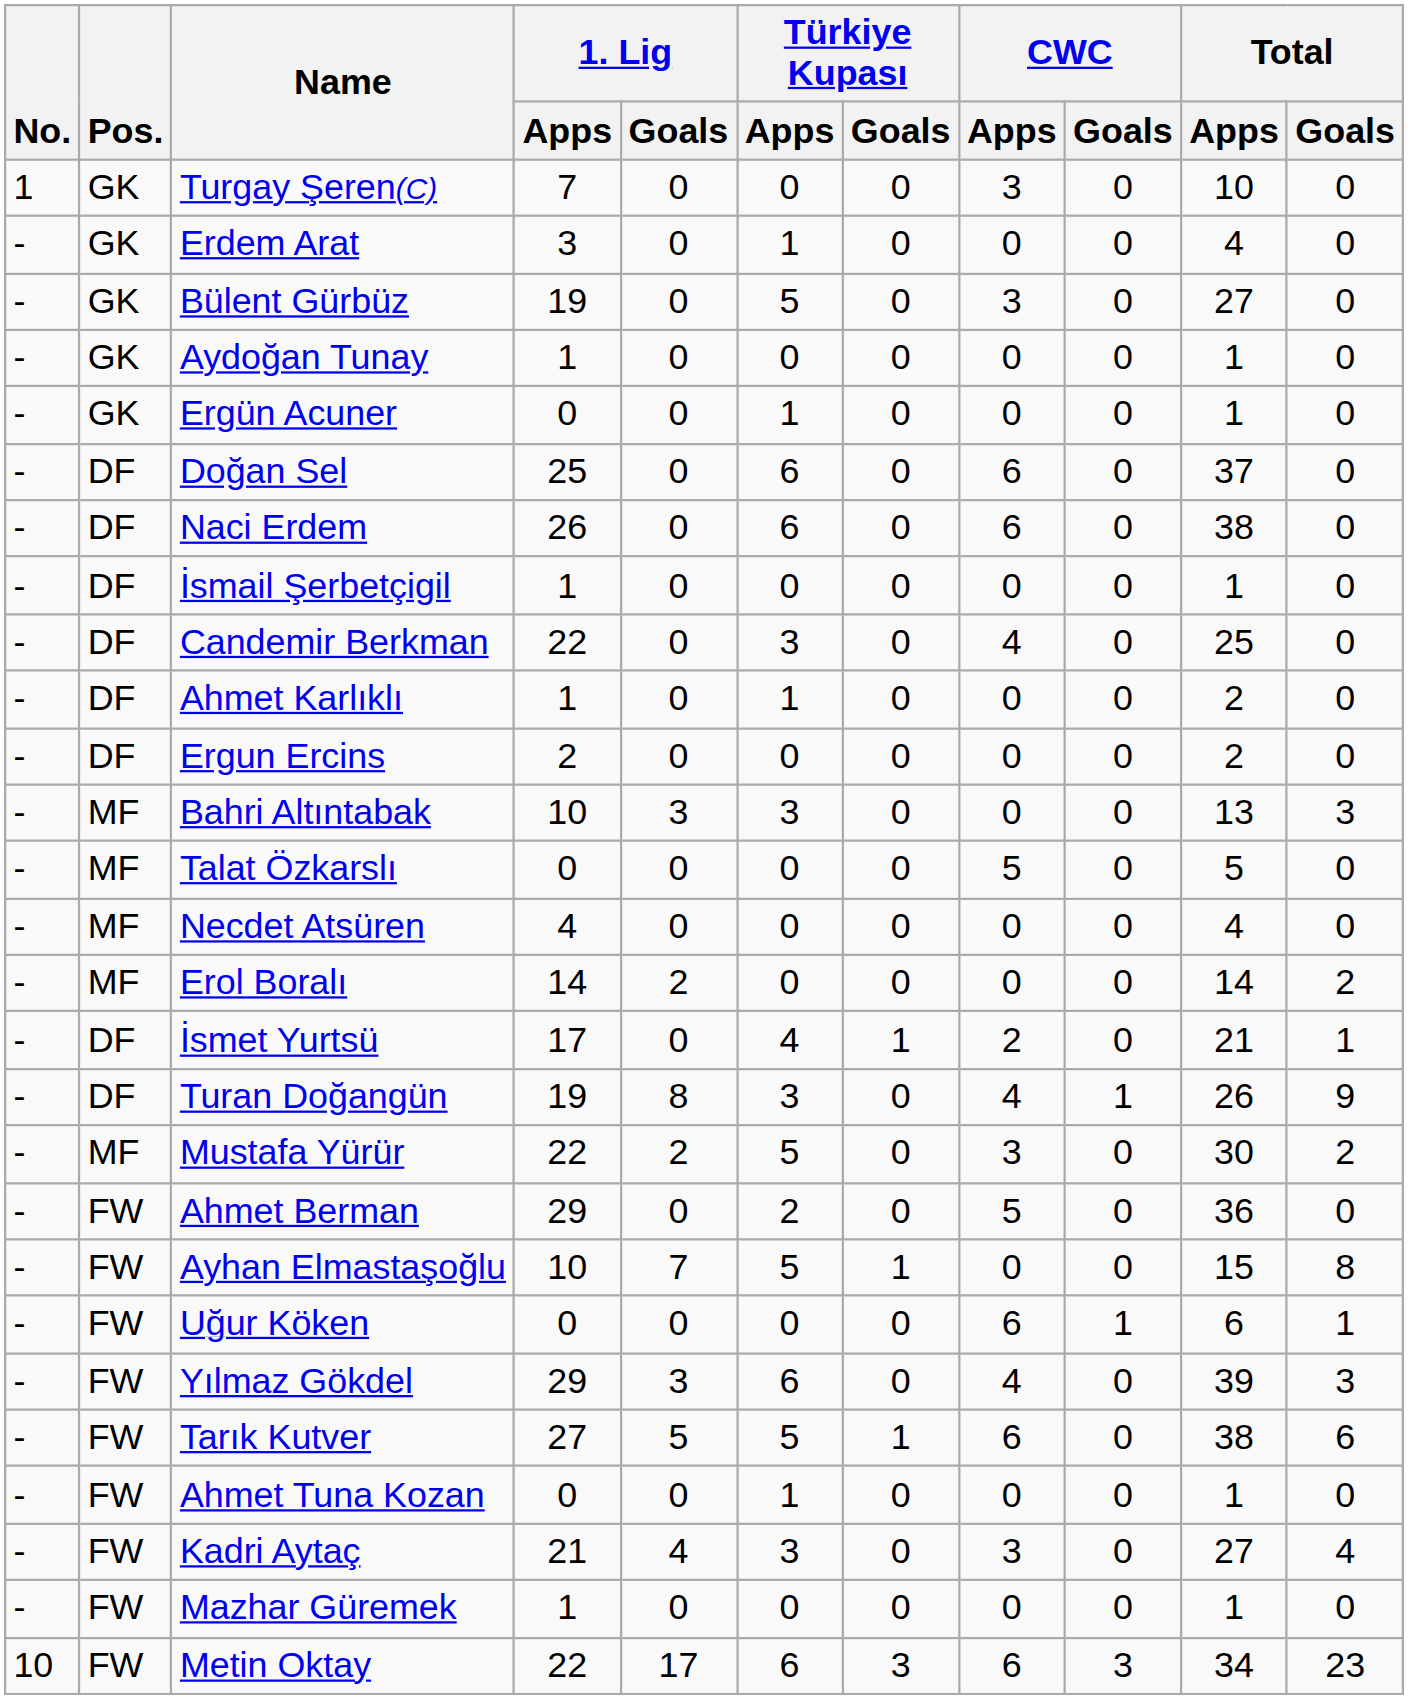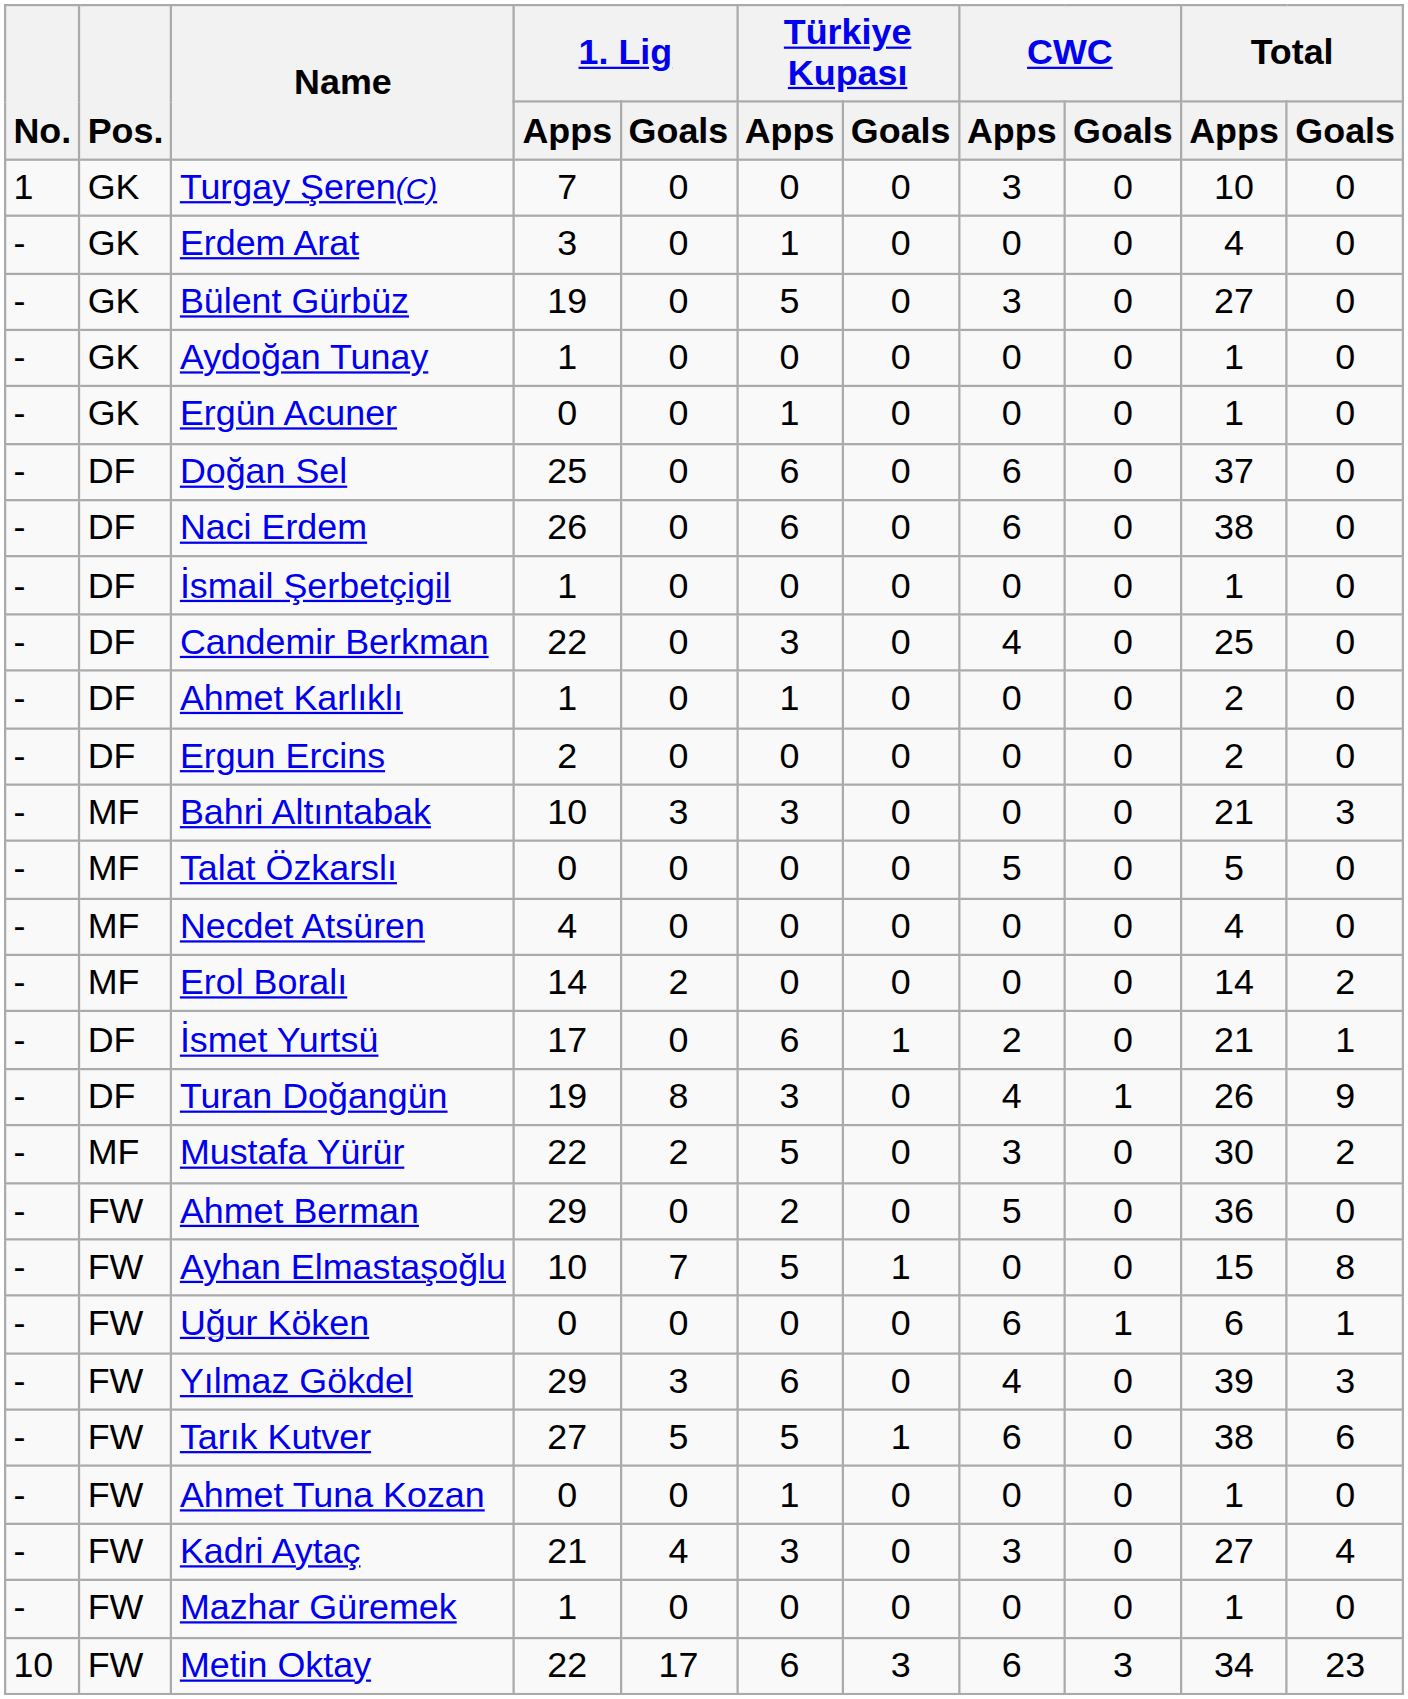(1234, 812) 13 -> (1234, 812) 21
(790, 1039) 4 -> (790, 1039) 6
